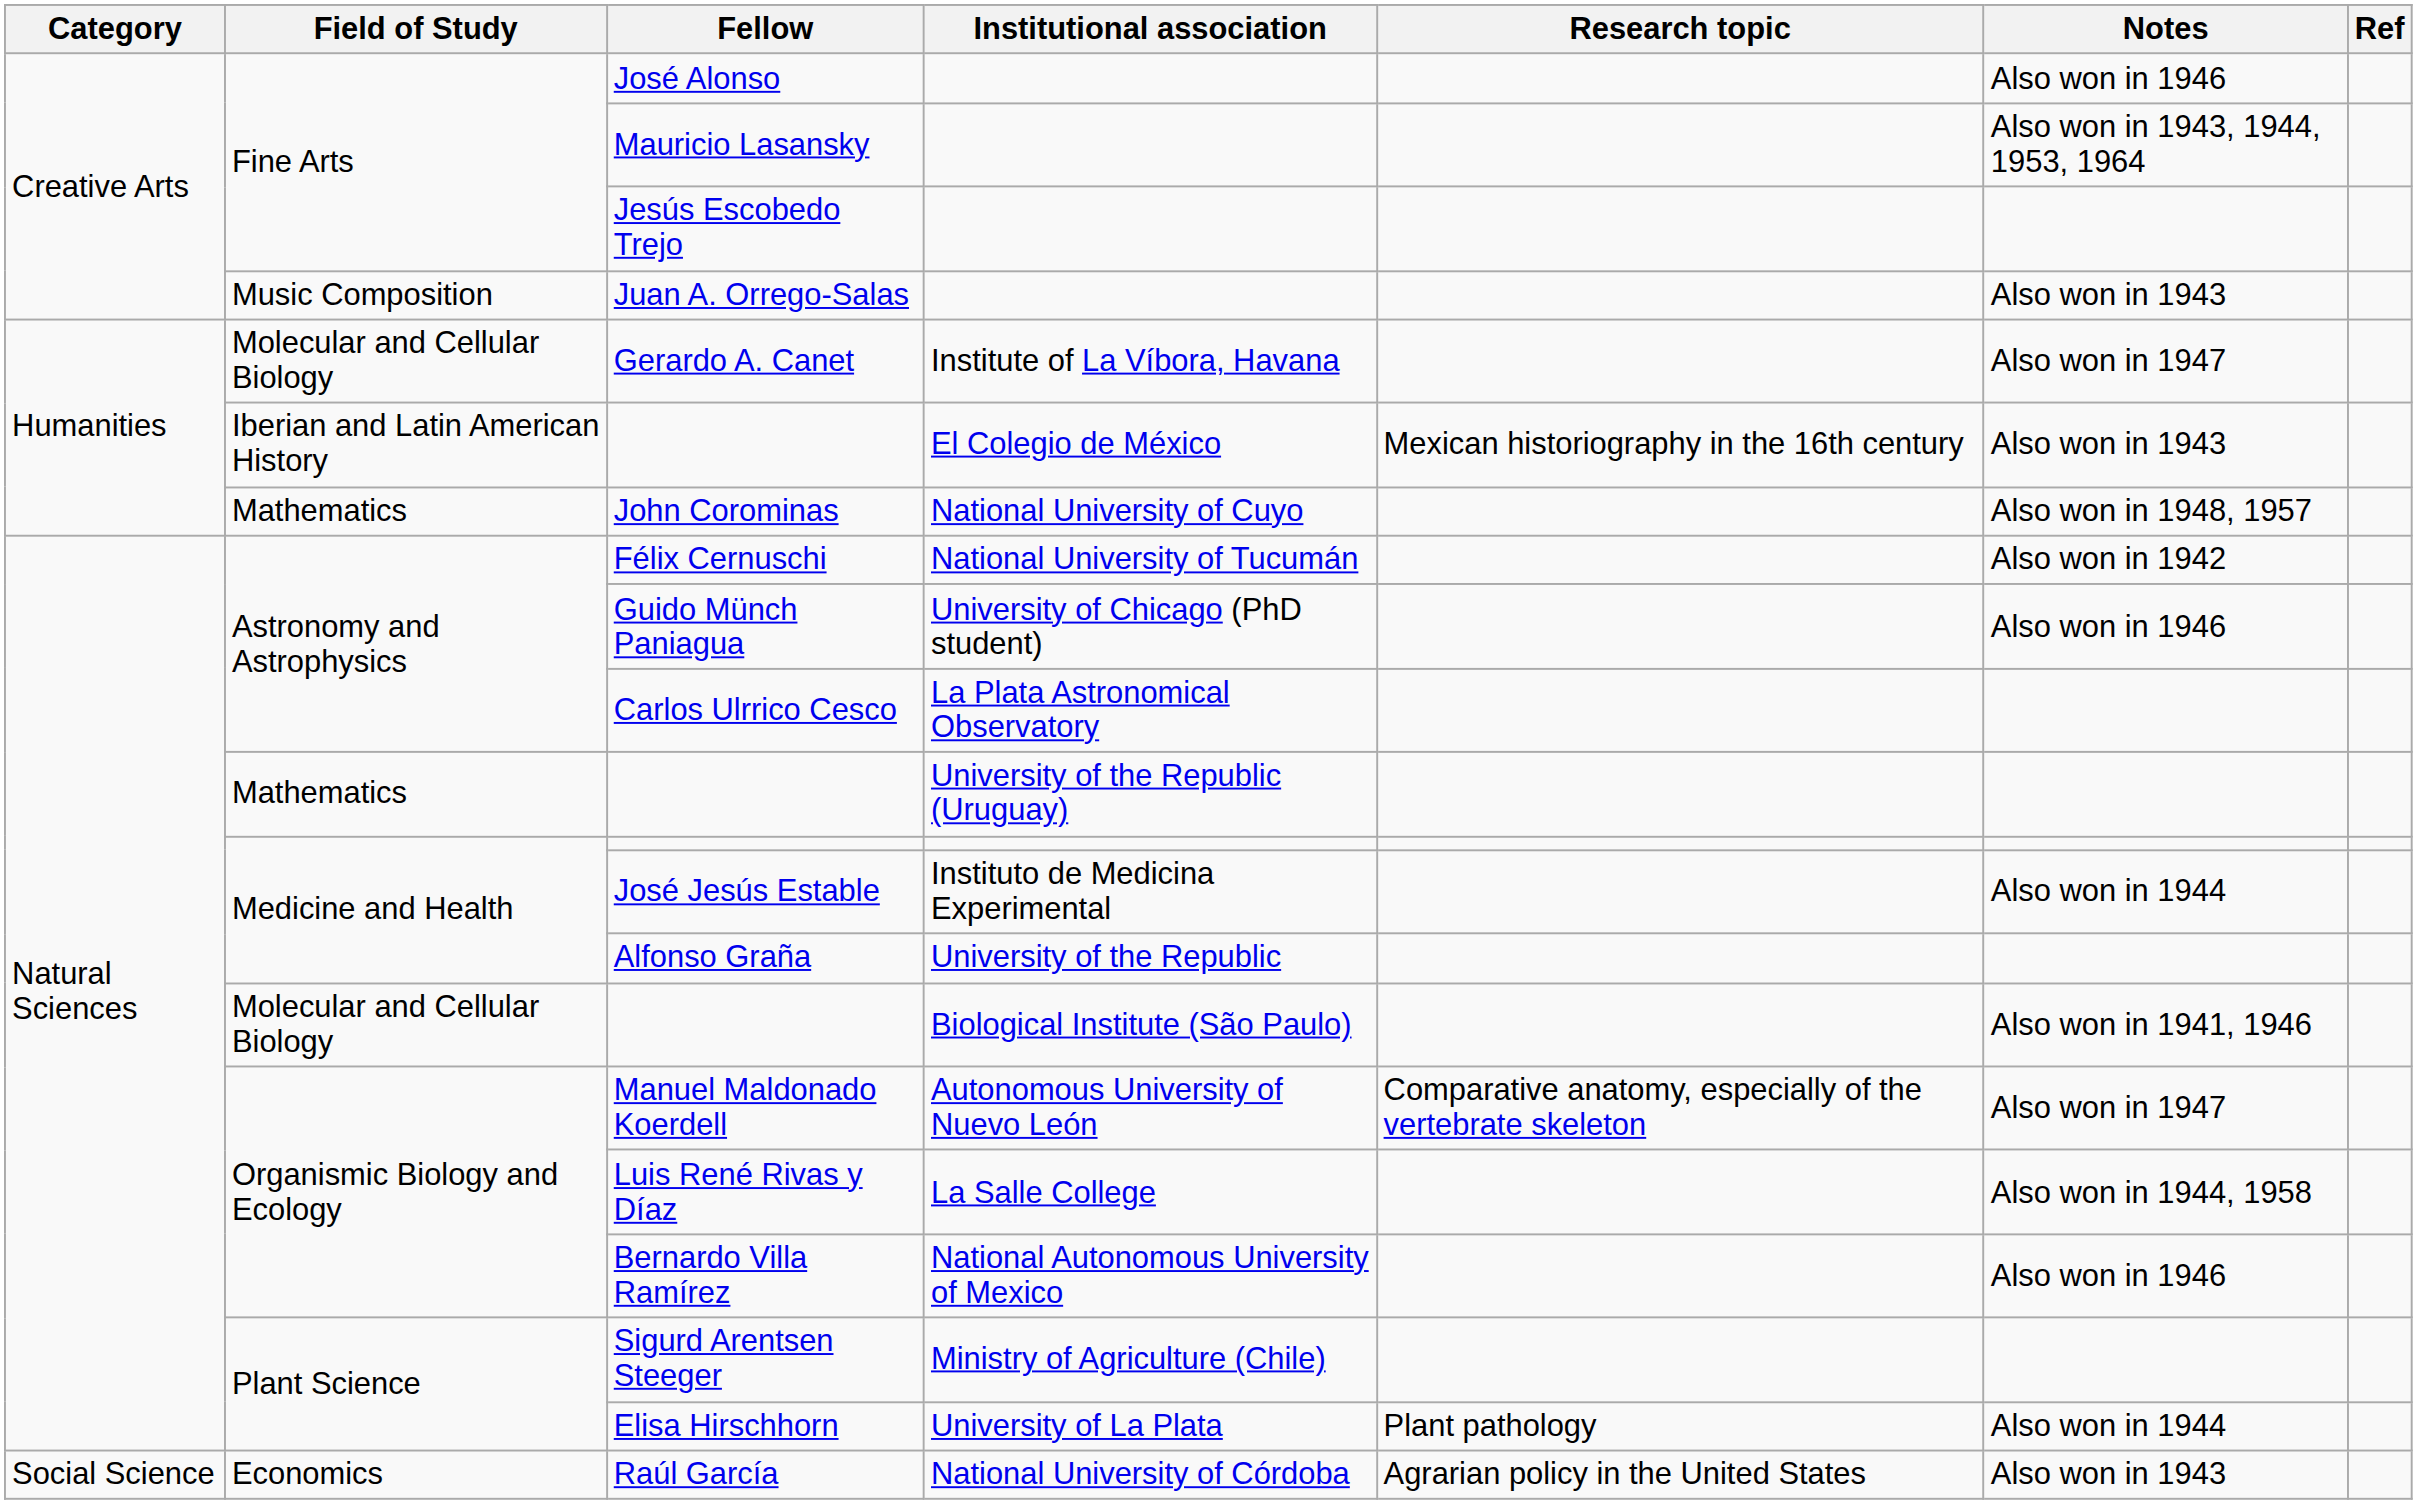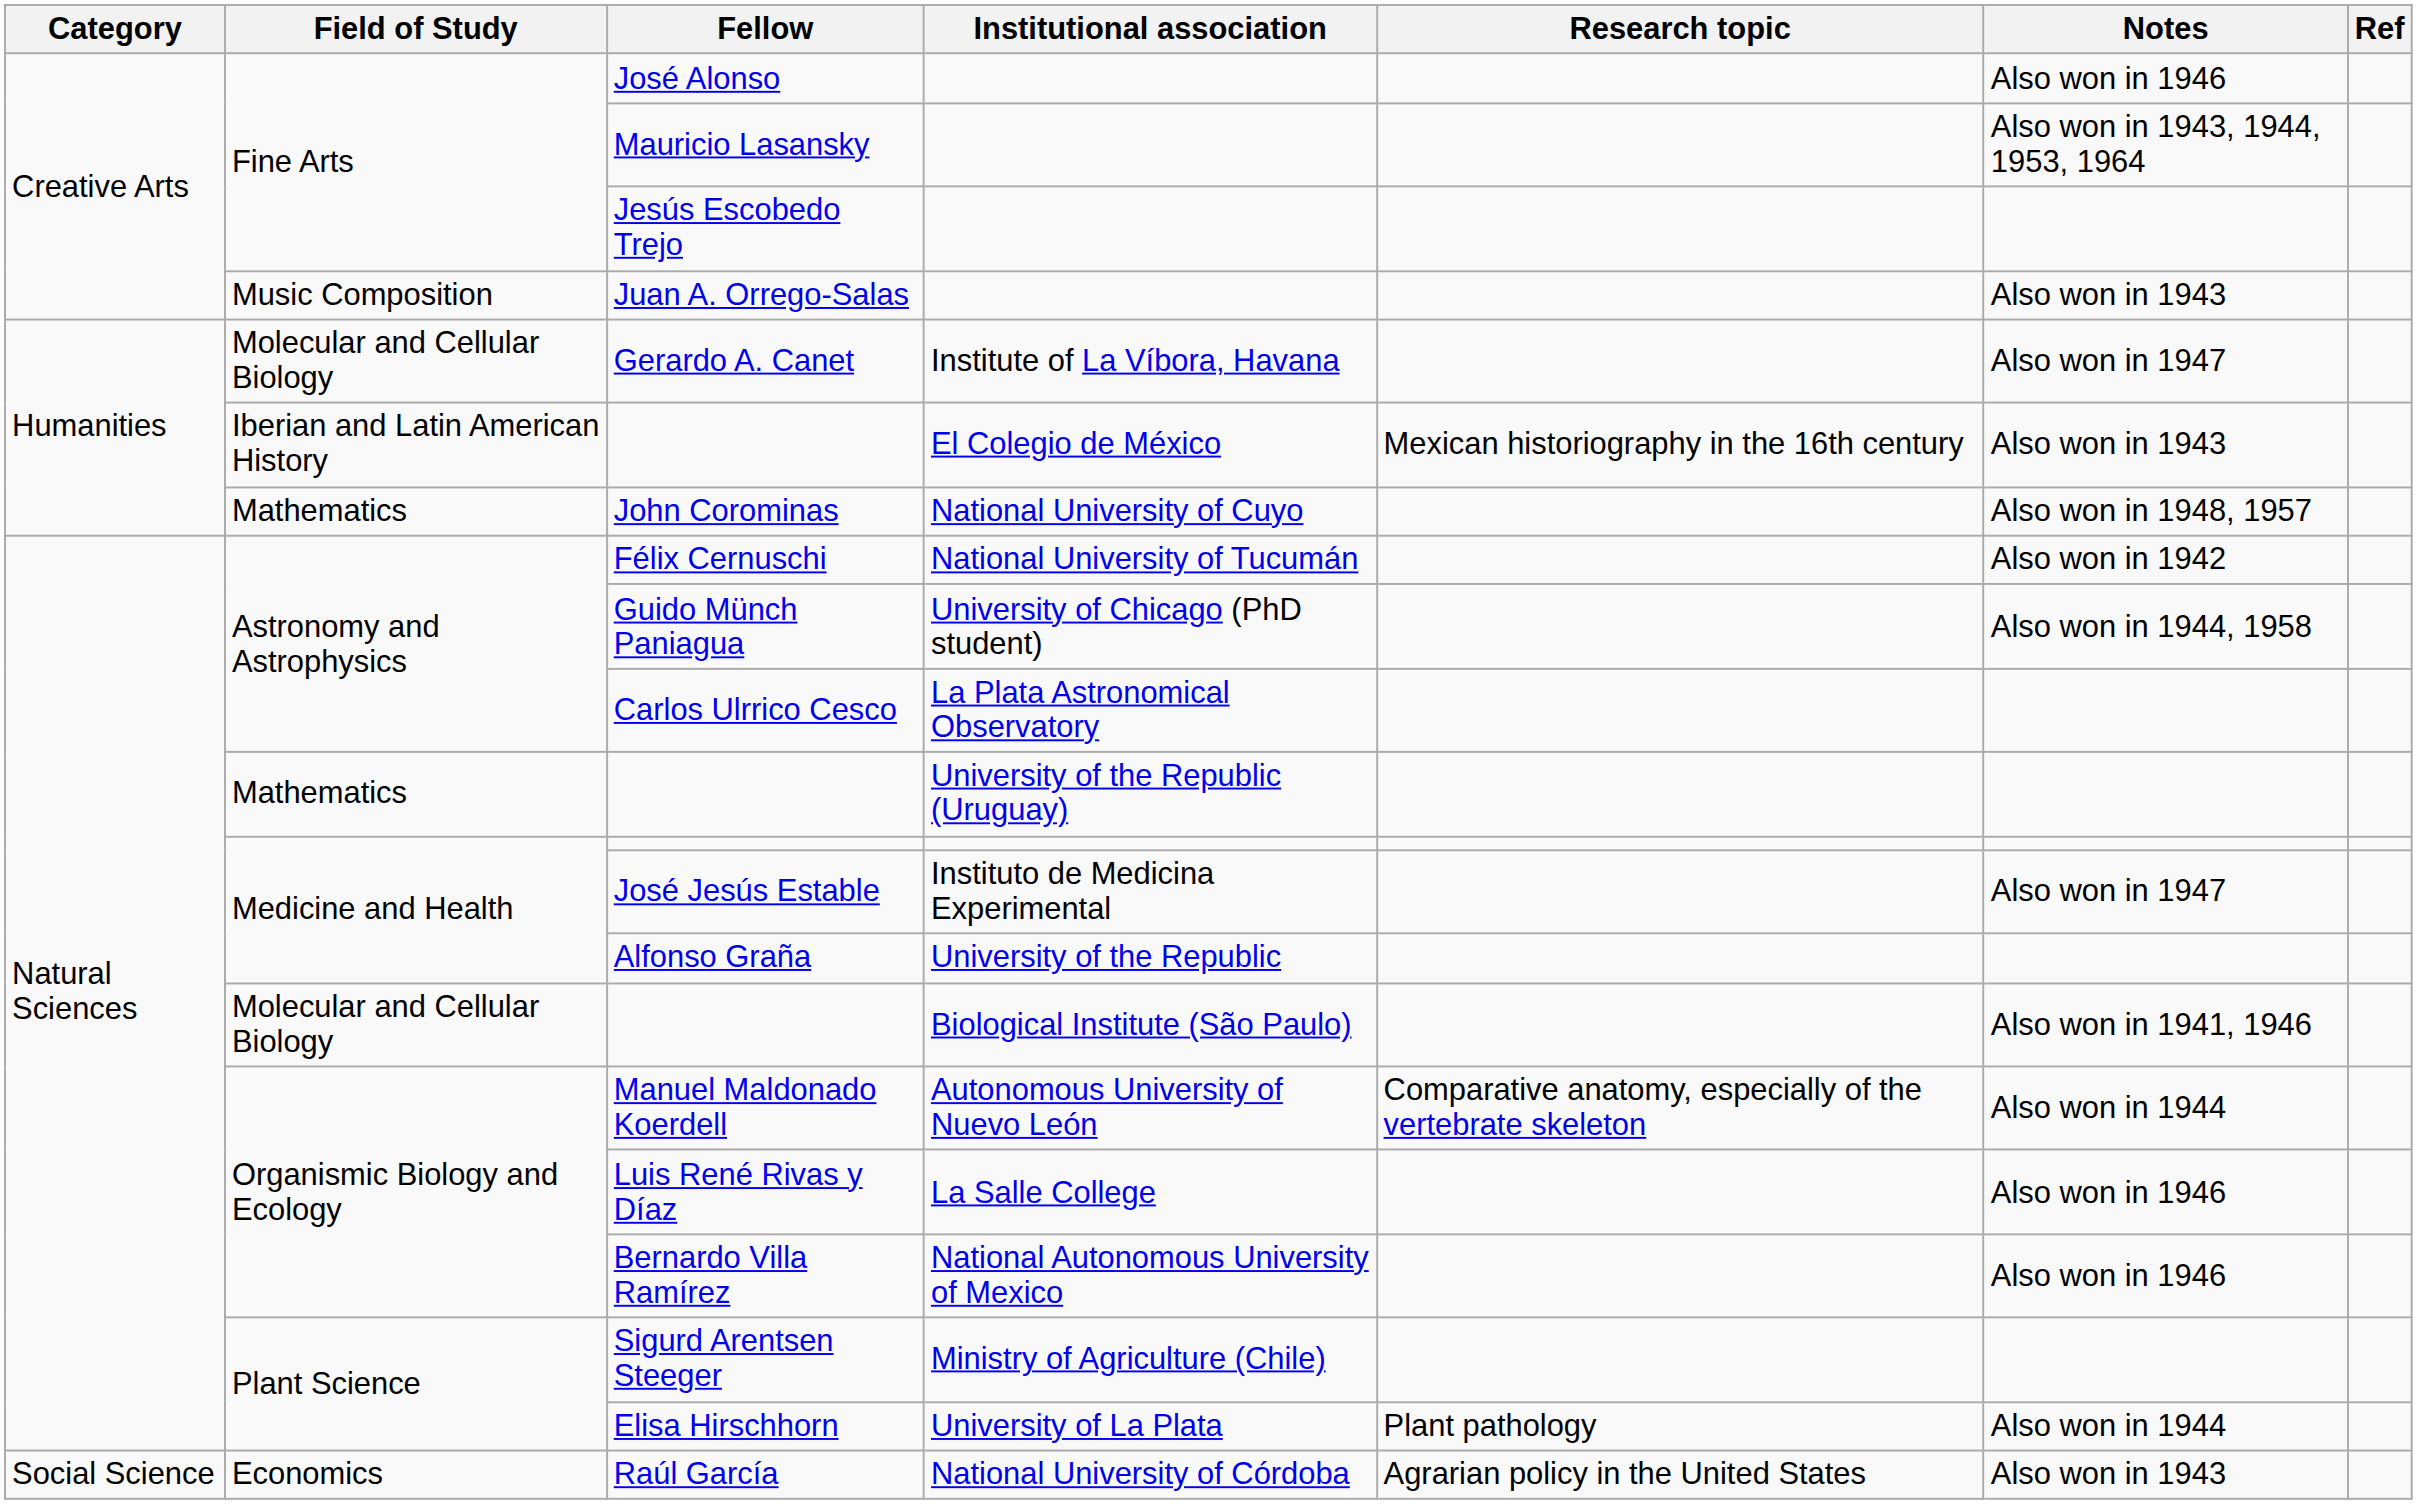(2108, 626) Also won in 1946 -> (2151, 626) Also won in 1944, 1958
(2108, 891) Also won in 1944 -> (2108, 891) Also won in 1947
(2108, 1107) Also won in 1947 -> (2108, 1107) Also won in 1944
(2151, 1191) Also won in 1944, 1958 -> (2108, 1191) Also won in 1946
